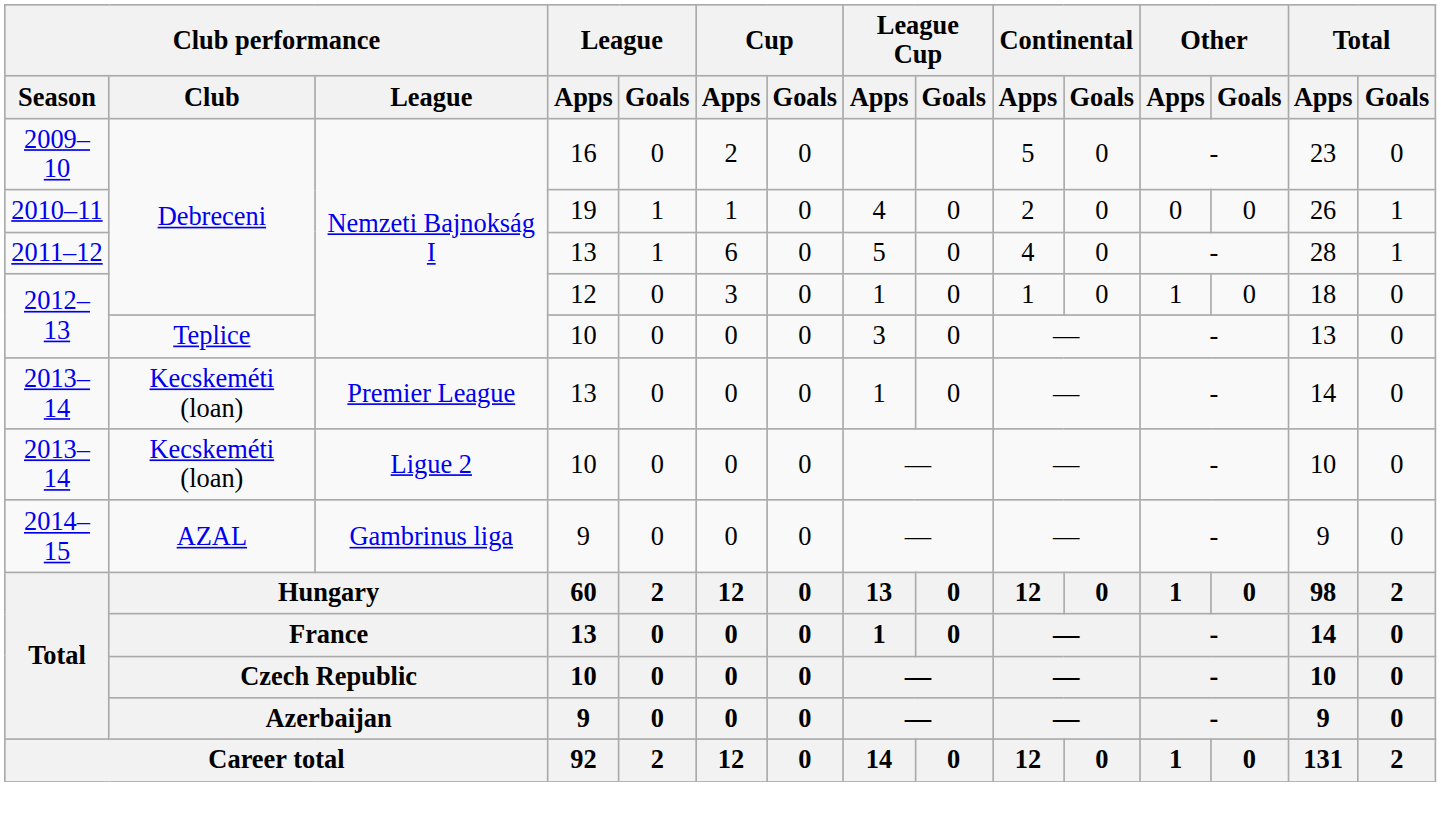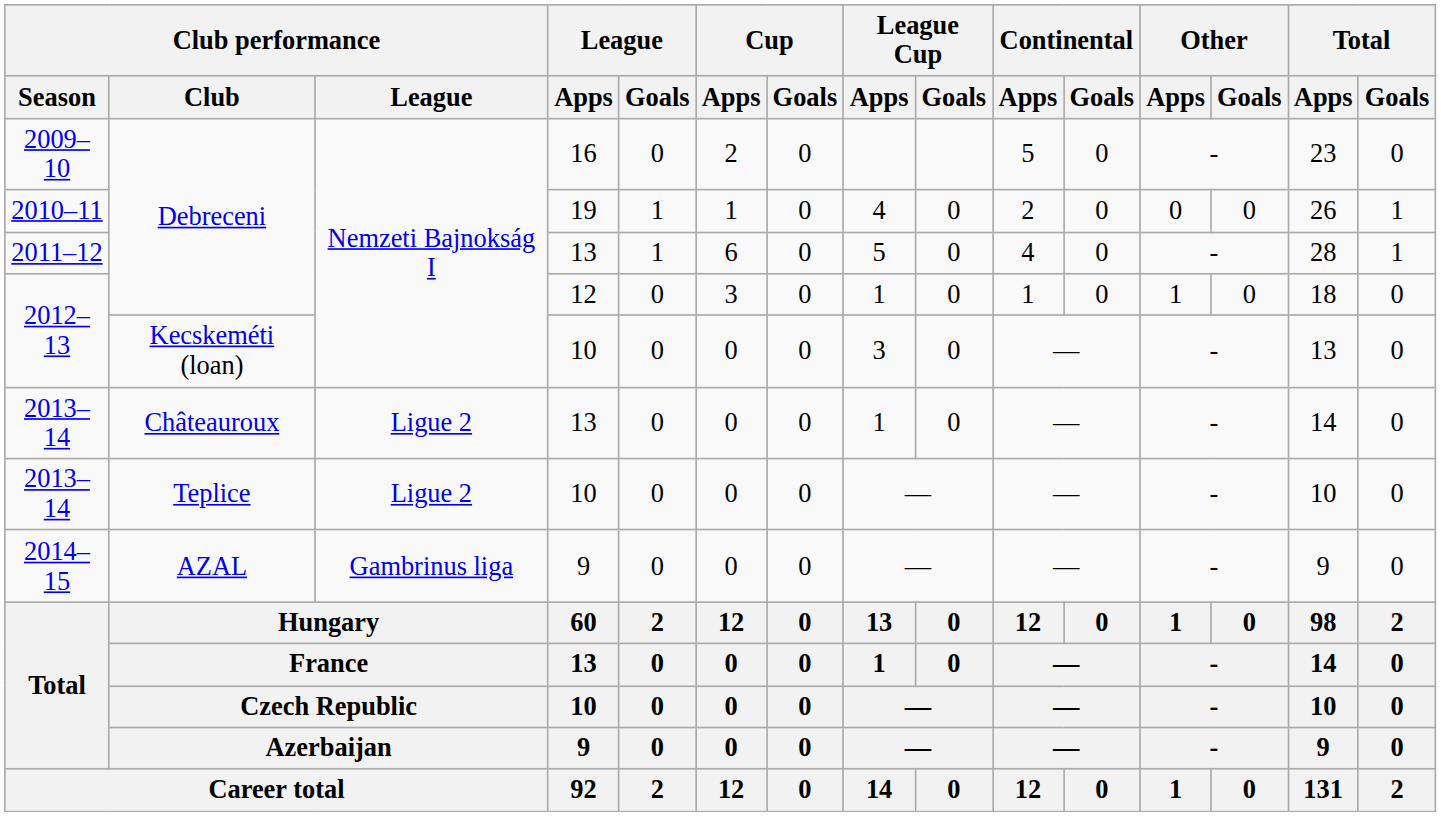(212, 336) Teplice -> (212, 350) Kecskeméti (loan)
(212, 392) Kecskeméti (loan) -> (212, 422) Châteauroux
(431, 392) Premier League -> (431, 422) Ligue 2
(212, 464) Kecskeméti (loan) -> (212, 494) Teplice
